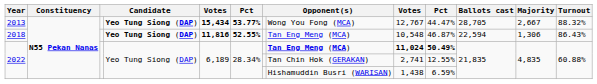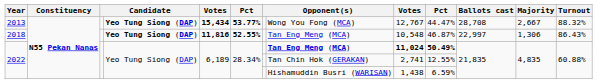(472, 23) 28,705 -> (472, 23) 28,708
(472, 35) 22,594 -> (472, 35) 22,997
